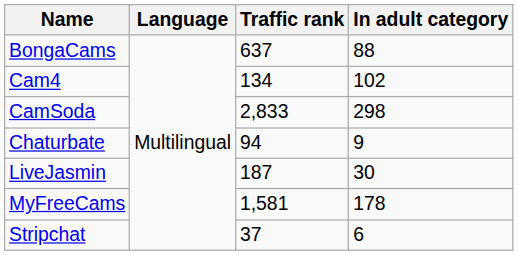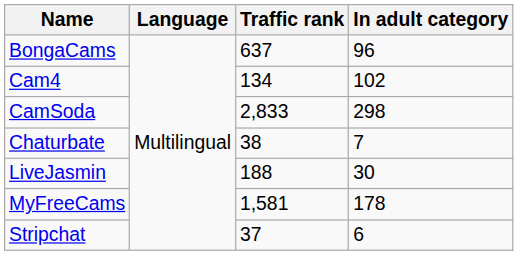(364, 50) 88 -> (364, 50) 96
(251, 142) 94 -> (251, 142) 38
(359, 142) 9 -> (359, 142) 7
(256, 173) 187 -> (256, 173) 188
